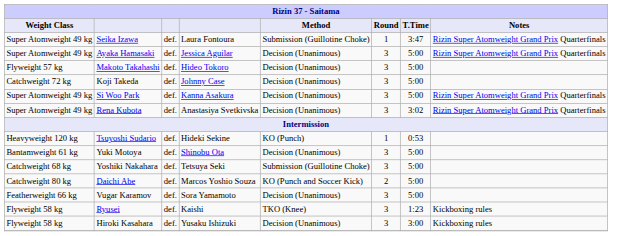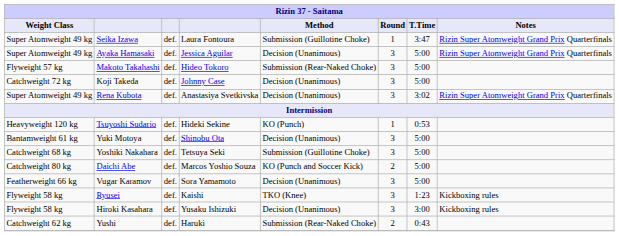(301, 67) Decision (Unanimous) -> (319, 67) Submission (Rear-Naked Choke)
- row: (118, 96)
+ row: (106, 223)
